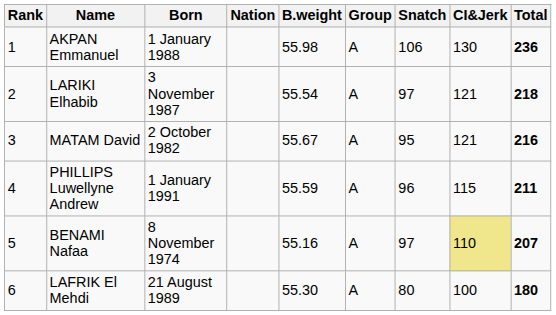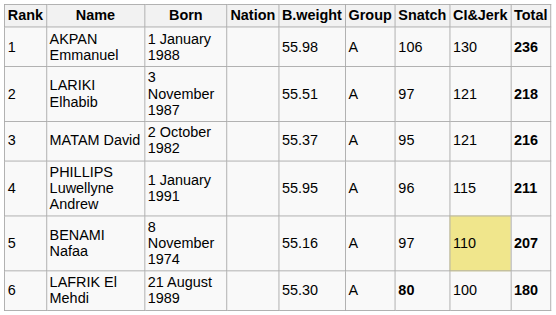(300, 93) 55.54 -> (300, 93) 55.51
(300, 141) 55.67 -> (300, 141) 55.37
(300, 188) 55.59 -> (300, 188) 55.95
(406, 290) normal -> (406, 290) bold
